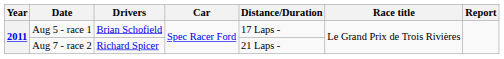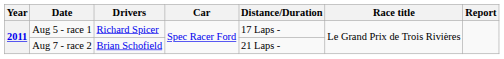(129, 29) Brian Schofield -> (128, 29) Richard Spicer
(128, 45) Richard Spicer -> (129, 45) Brian Schofield
